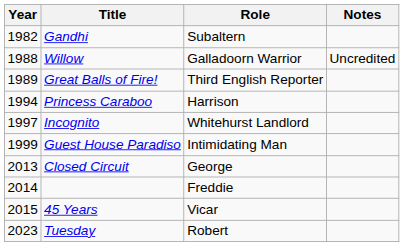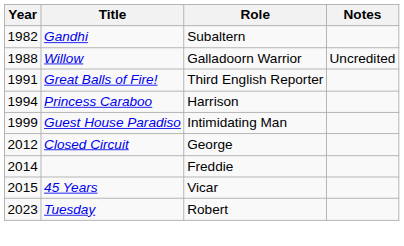(23, 79) 1989 -> (23, 79) 1991
- row: (72, 123)
(23, 166) 2013 -> (23, 144) 2012
